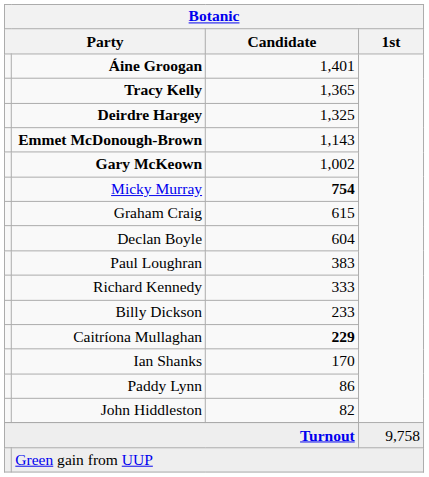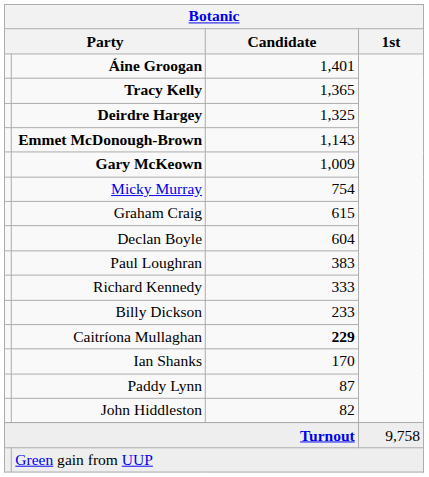(337, 164) 1,002 -> (337, 164) 1,009
(343, 189) bold -> (343, 189) normal
(347, 386) 86 -> (347, 386) 87
